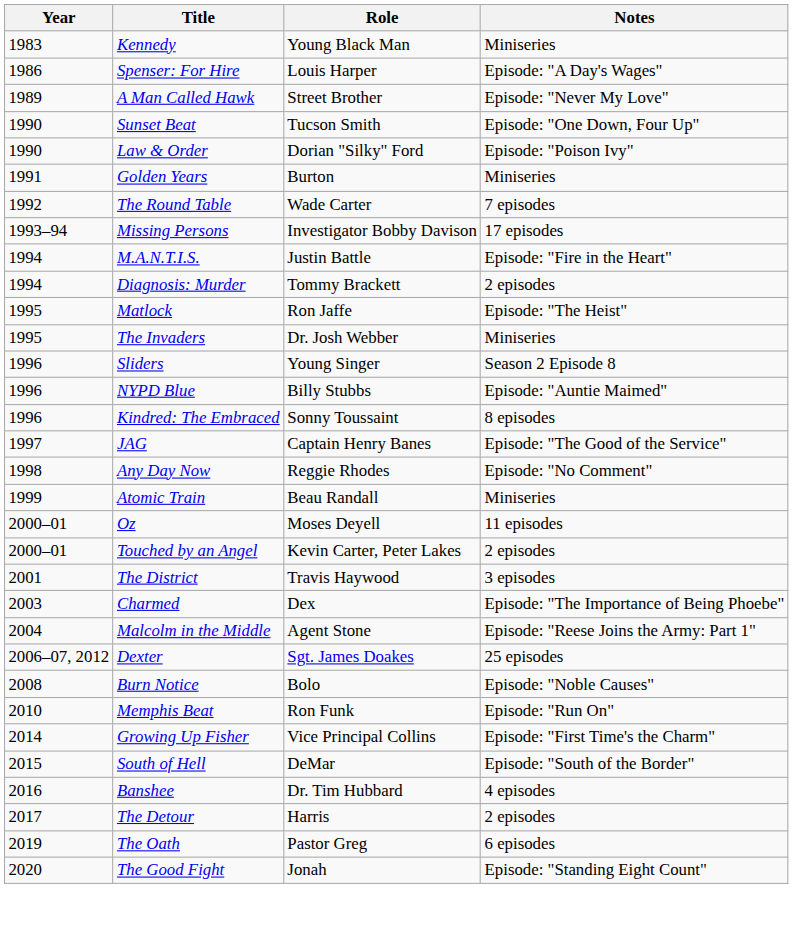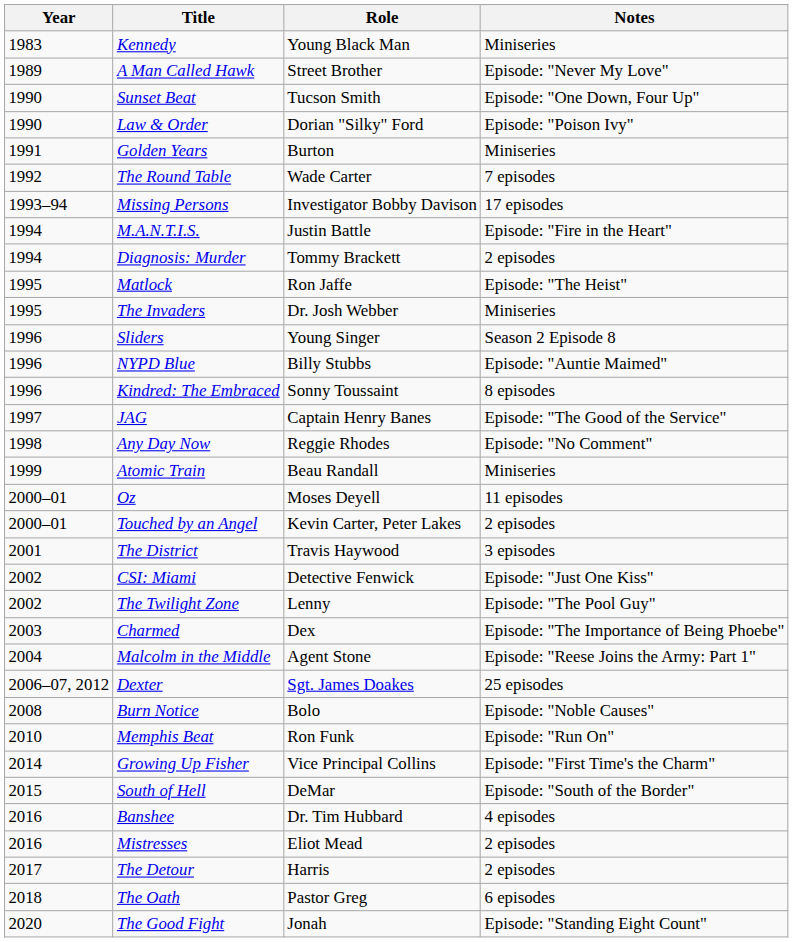- row: (178, 71)
+ row: (156, 577)
+ row: (178, 603)
+ row: (152, 843)
(25, 843) 2019 -> (25, 897) 2018
